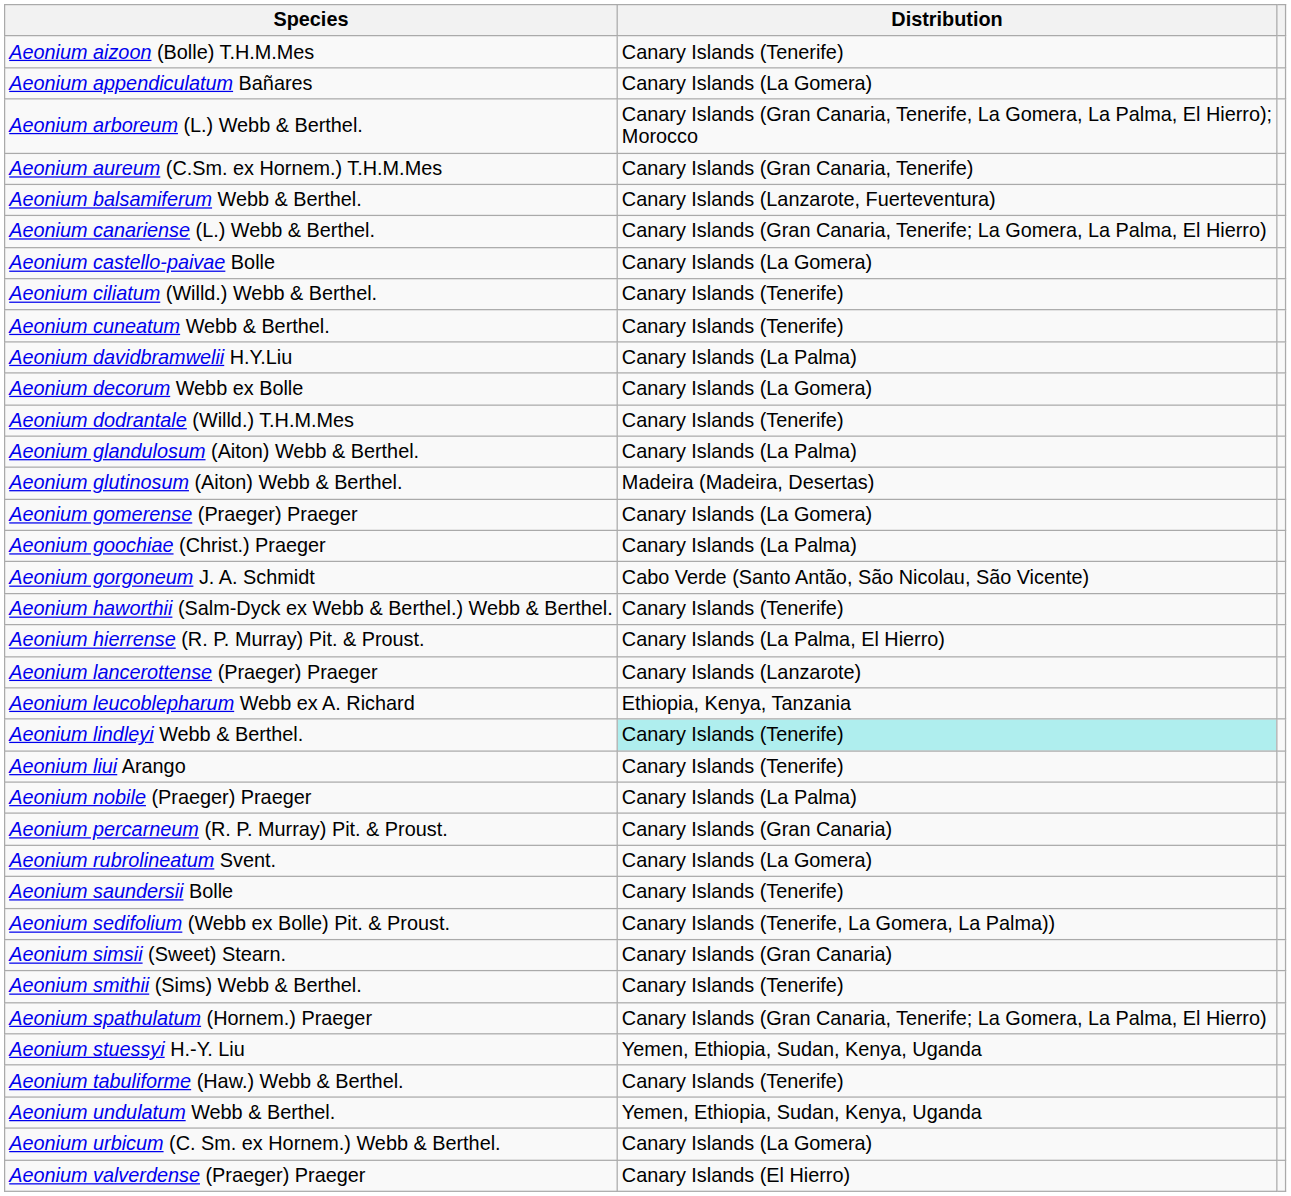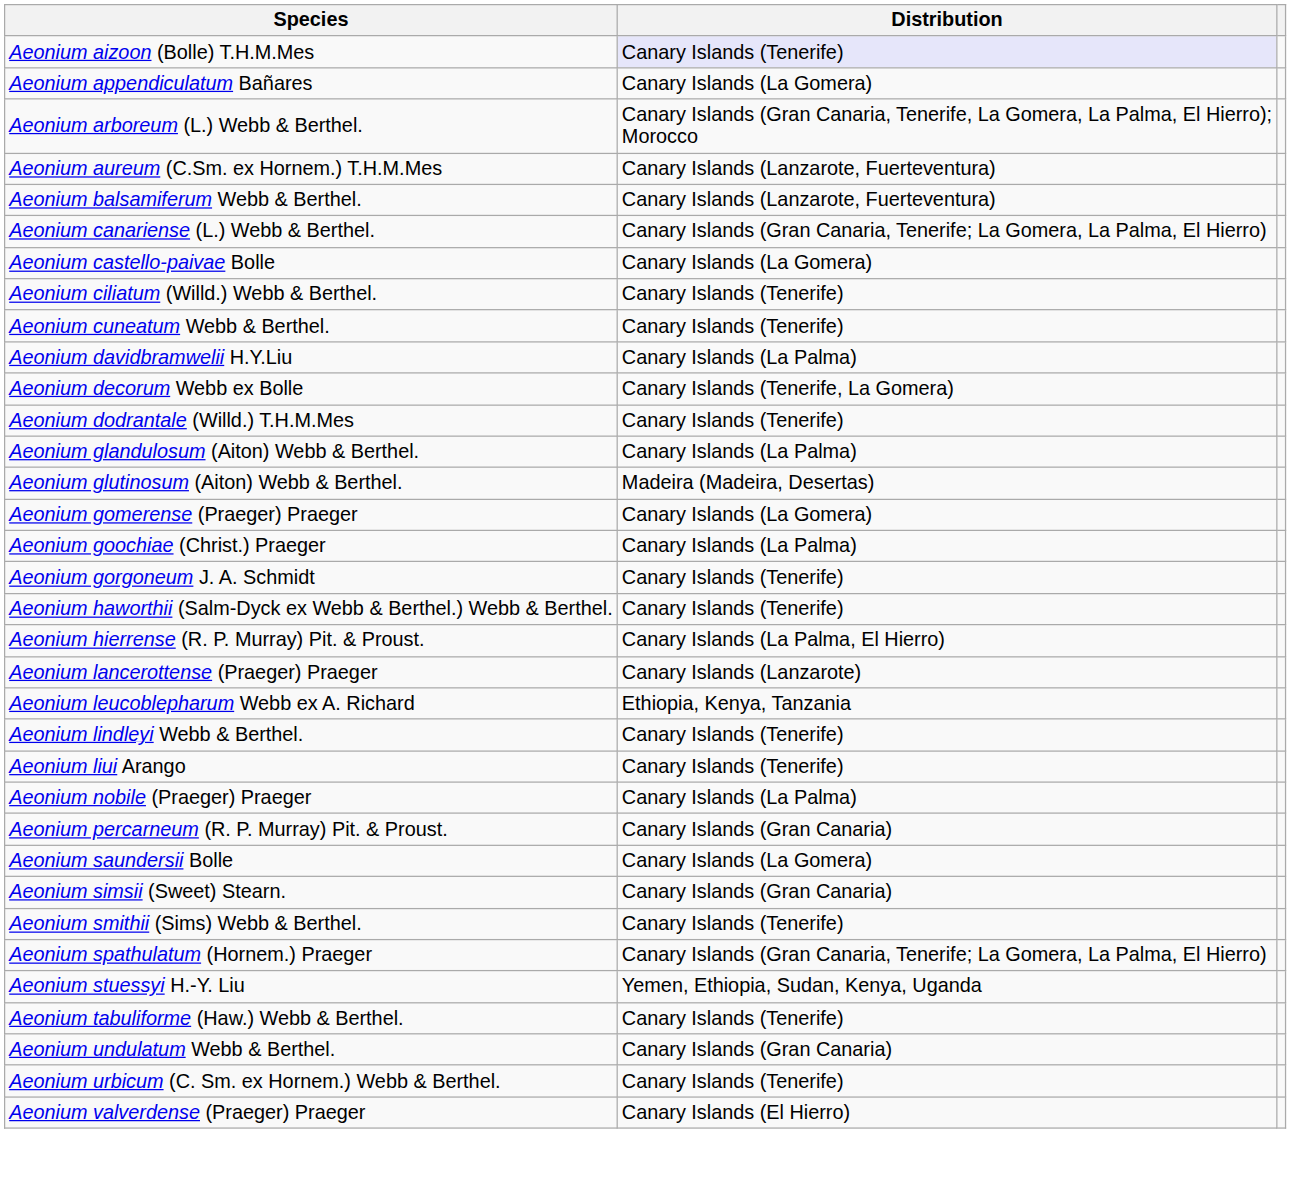(733, 51) no background -> (733, 51) lavender background
(798, 168) Canary Islands (Gran Canaria, Tenerife) -> (809, 168) Canary Islands (Lanzarote, Fuerteventura)
(747, 388) Canary Islands (La Gomera) -> (788, 388) Canary Islands (Tenerife, La Gomera)
(856, 577) Cabo Verde (Santo Antão, São Nicolau, São Vicente) -> (733, 577) Canary Islands (Tenerife)
(733, 734) paleturquoise background -> (733, 734) no background
- row: (143, 860)
(733, 892) Canary Islands (Tenerife) -> (747, 860) Canary Islands (La Gomera)
- row: (230, 923)
(802, 1112) Yemen, Ethiopia, Sudan, Kenya, Uganda -> (757, 1049) Canary Islands (Gran Canaria)
(747, 1143) Canary Islands (La Gomera) -> (733, 1080) Canary Islands (Tenerife)
